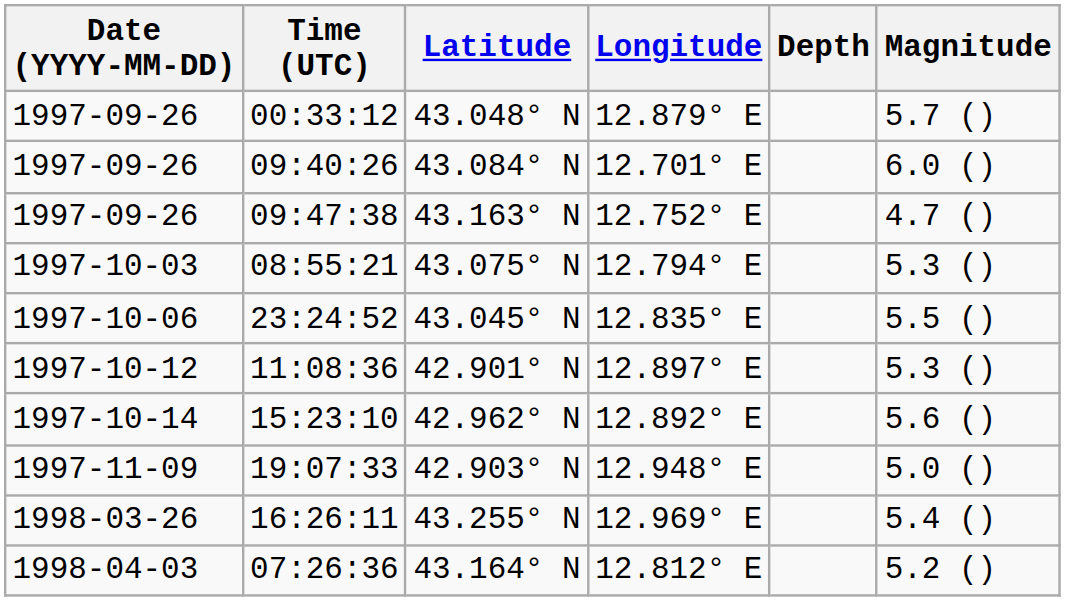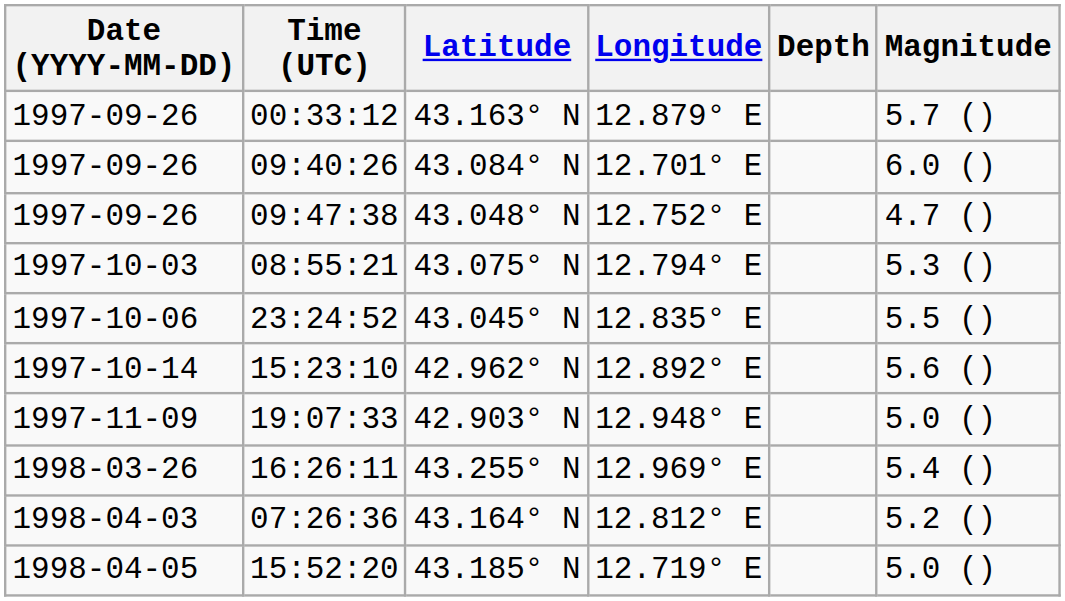(497, 117) 43.048° N -> (497, 117) 43.163° N
(497, 217) 43.163° N -> (497, 217) 43.048° N
- row: (324, 369)
+ row: (324, 570)
